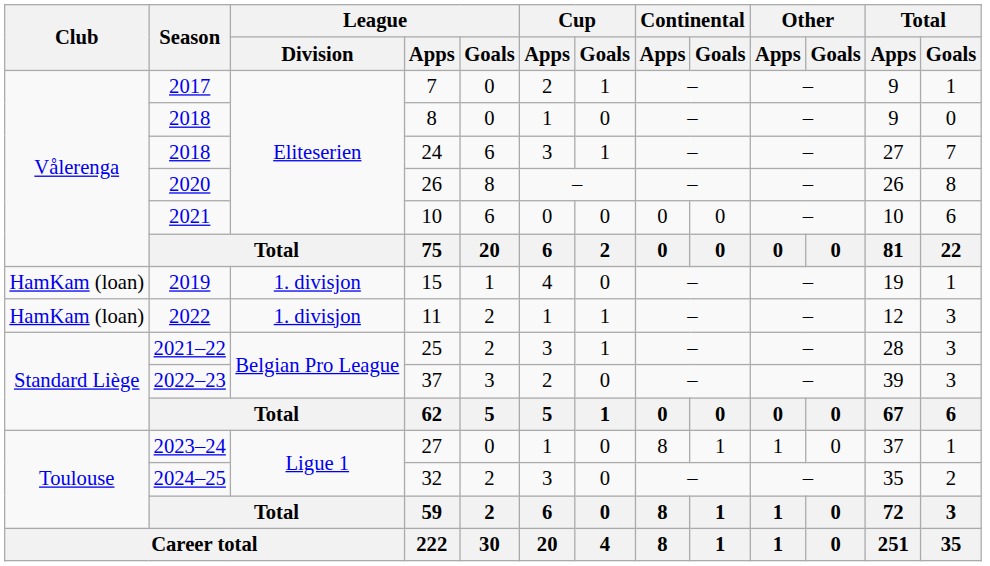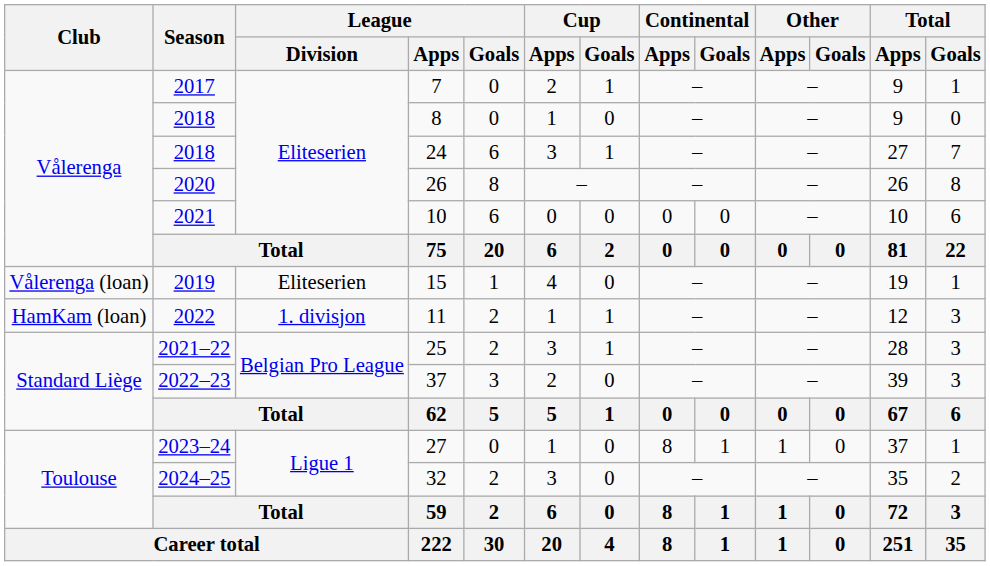(77, 282) HamKam (loan) -> (79, 282) Vålerenga (loan)
(317, 282) 1. divisjon -> (322, 282) Eliteserien
